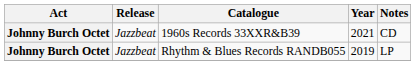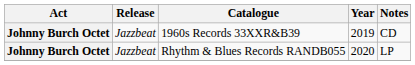(363, 32) 2021 -> (363, 32) 2019
(363, 51) 2019 -> (363, 51) 2020
